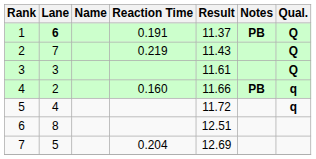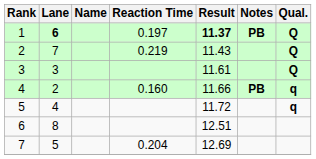(153, 32) 0.191 -> (153, 32) 0.197
(217, 32) normal -> (217, 32) bold
